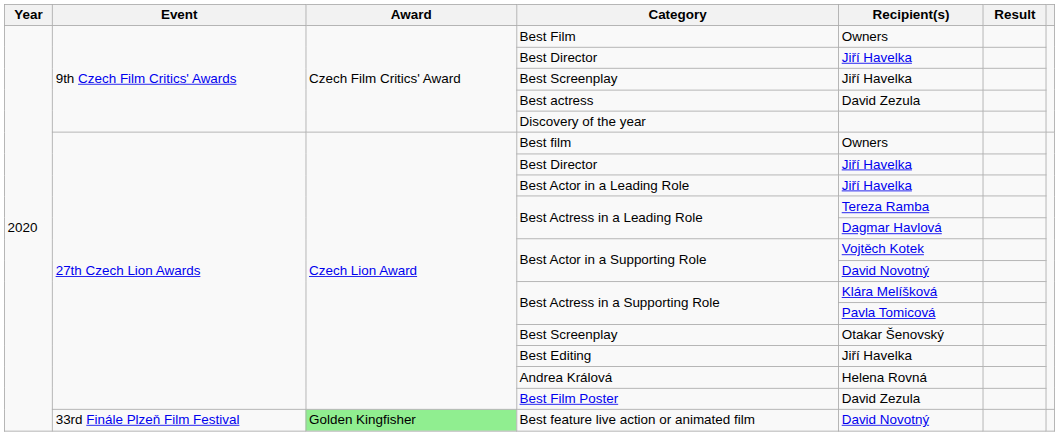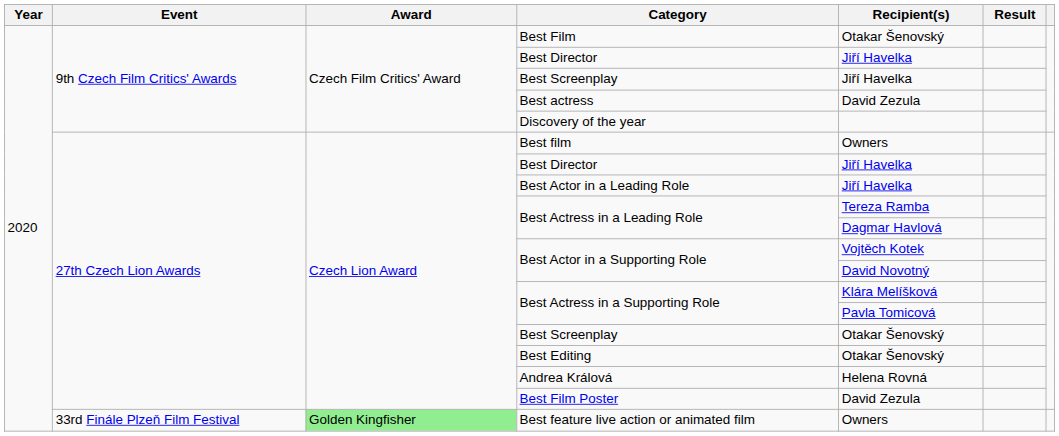(865, 36) Owners -> (893, 36) Otakar Šenovský
(877, 356) Jiří Havelka -> (893, 356) Otakar Šenovský
(885, 420) David Novotný -> (865, 420) Owners
